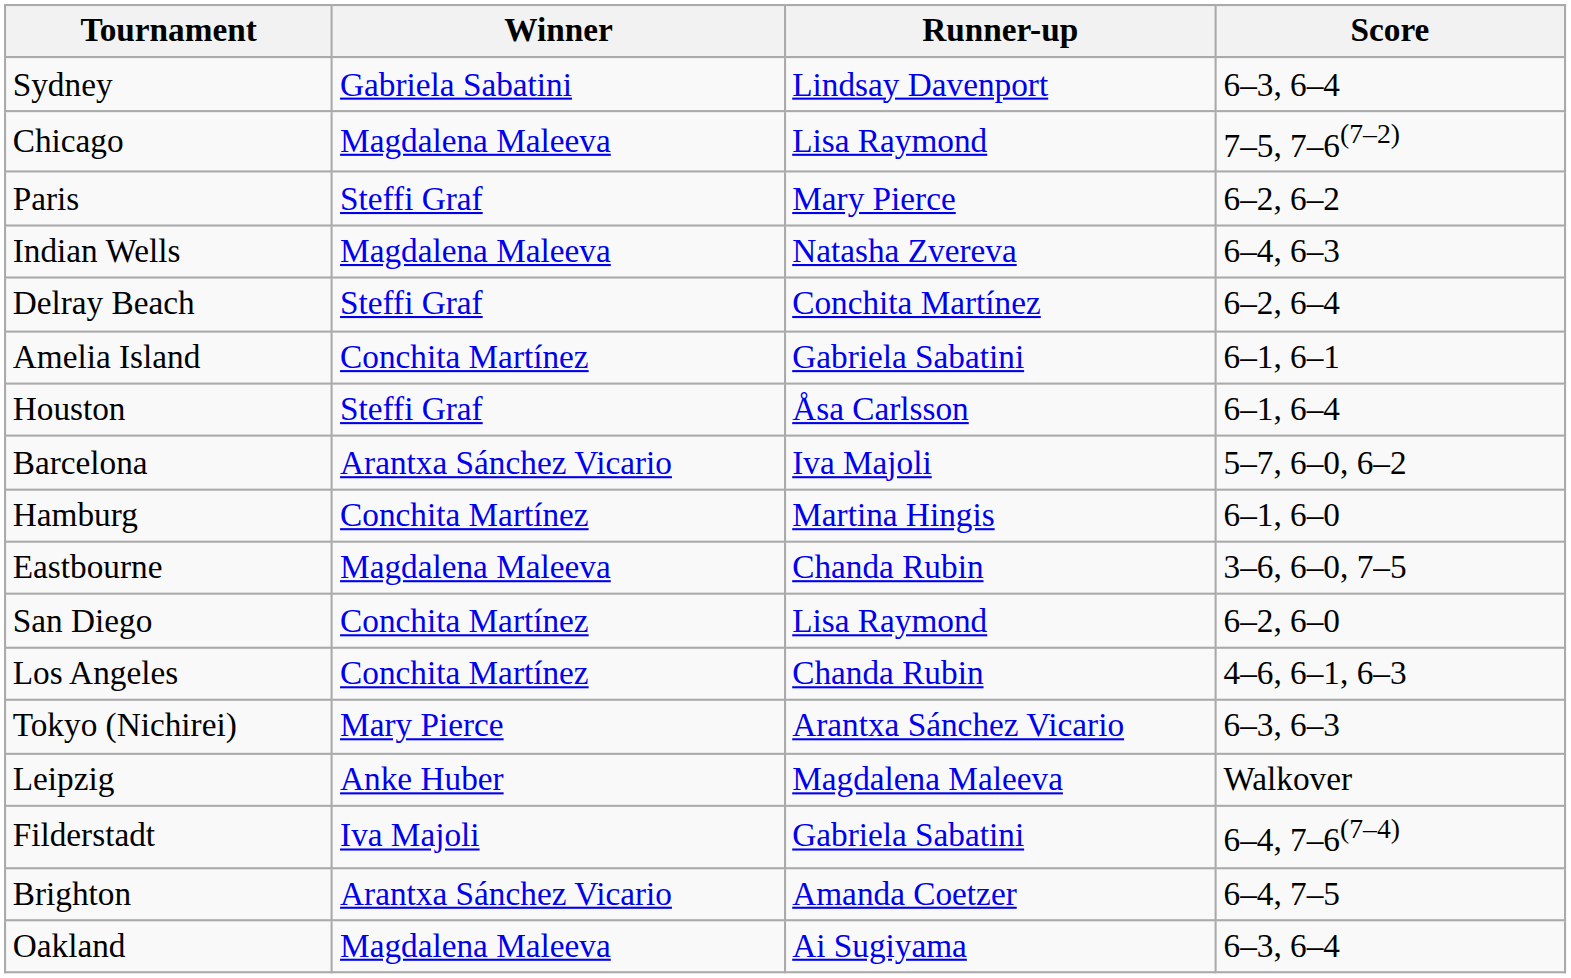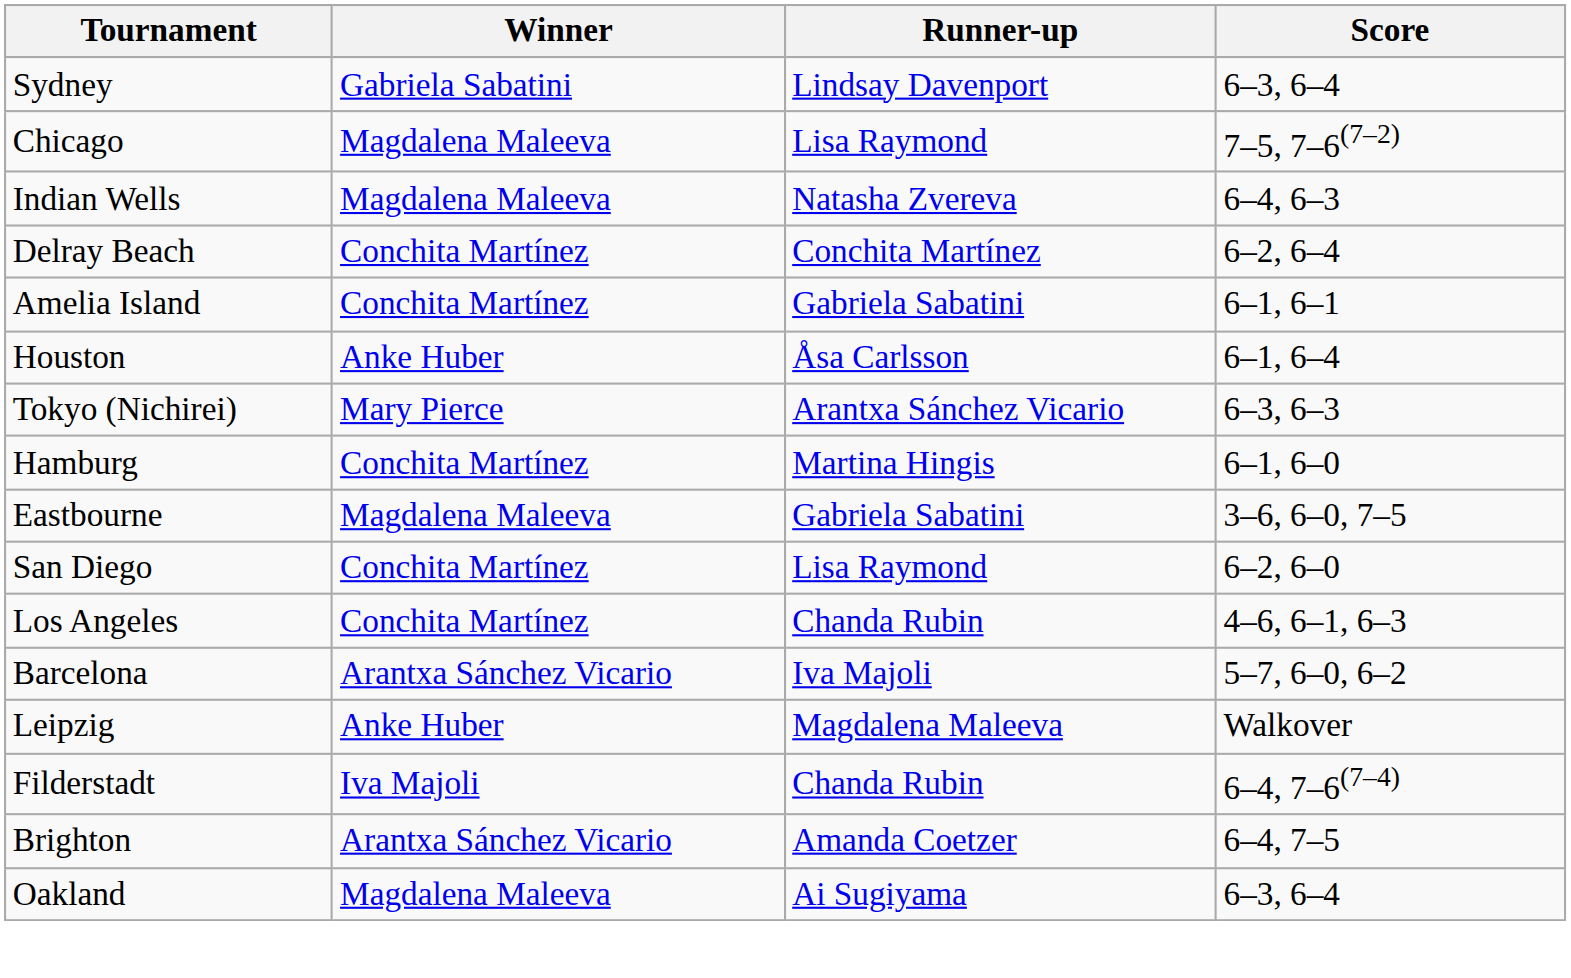- row: (46, 198)
(411, 303) Steffi Graf -> (464, 251) Conchita Martínez
(411, 409) Steffi Graf -> (422, 356) Anke Huber
rows swapped: (80, 462) <-> (125, 726)
(888, 567) Chanda Rubin -> (908, 514) Gabriela Sabatini
(908, 836) Gabriela Sabatini -> (888, 783) Chanda Rubin
